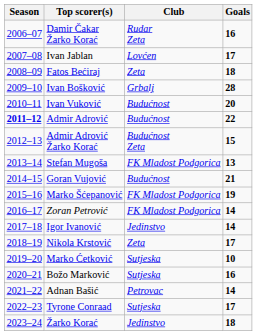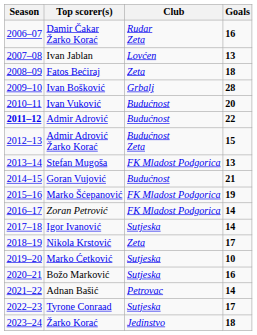(230, 55) 17 -> (230, 55) 13
(146, 227) Jedinstvo -> (144, 227) Sutjeska
